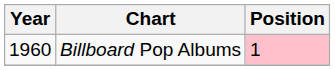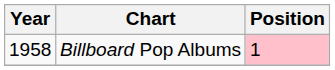(30, 49) 1960 -> (30, 49) 1958
